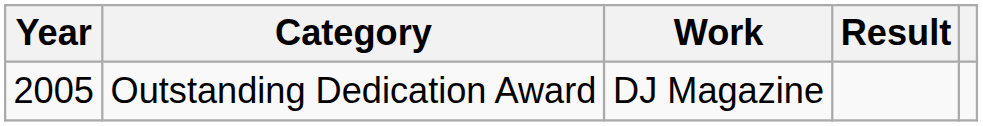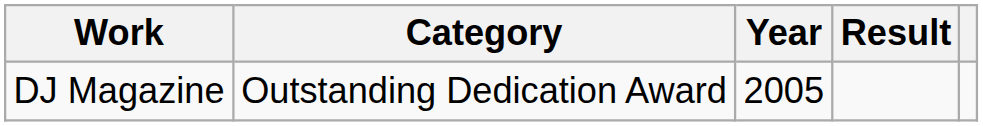columns swapped: (54, 33) <-> (719, 33)
